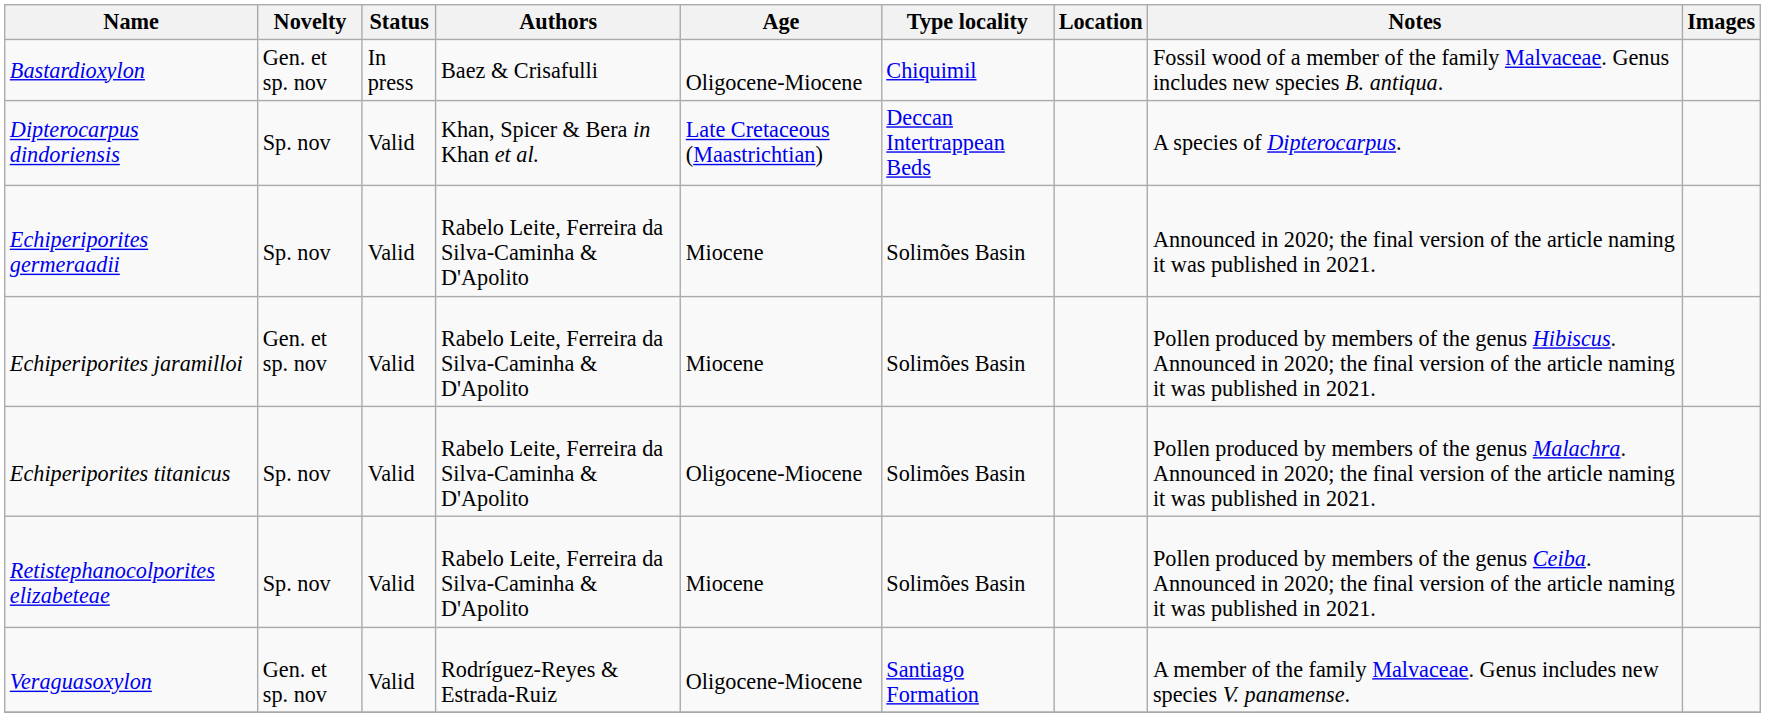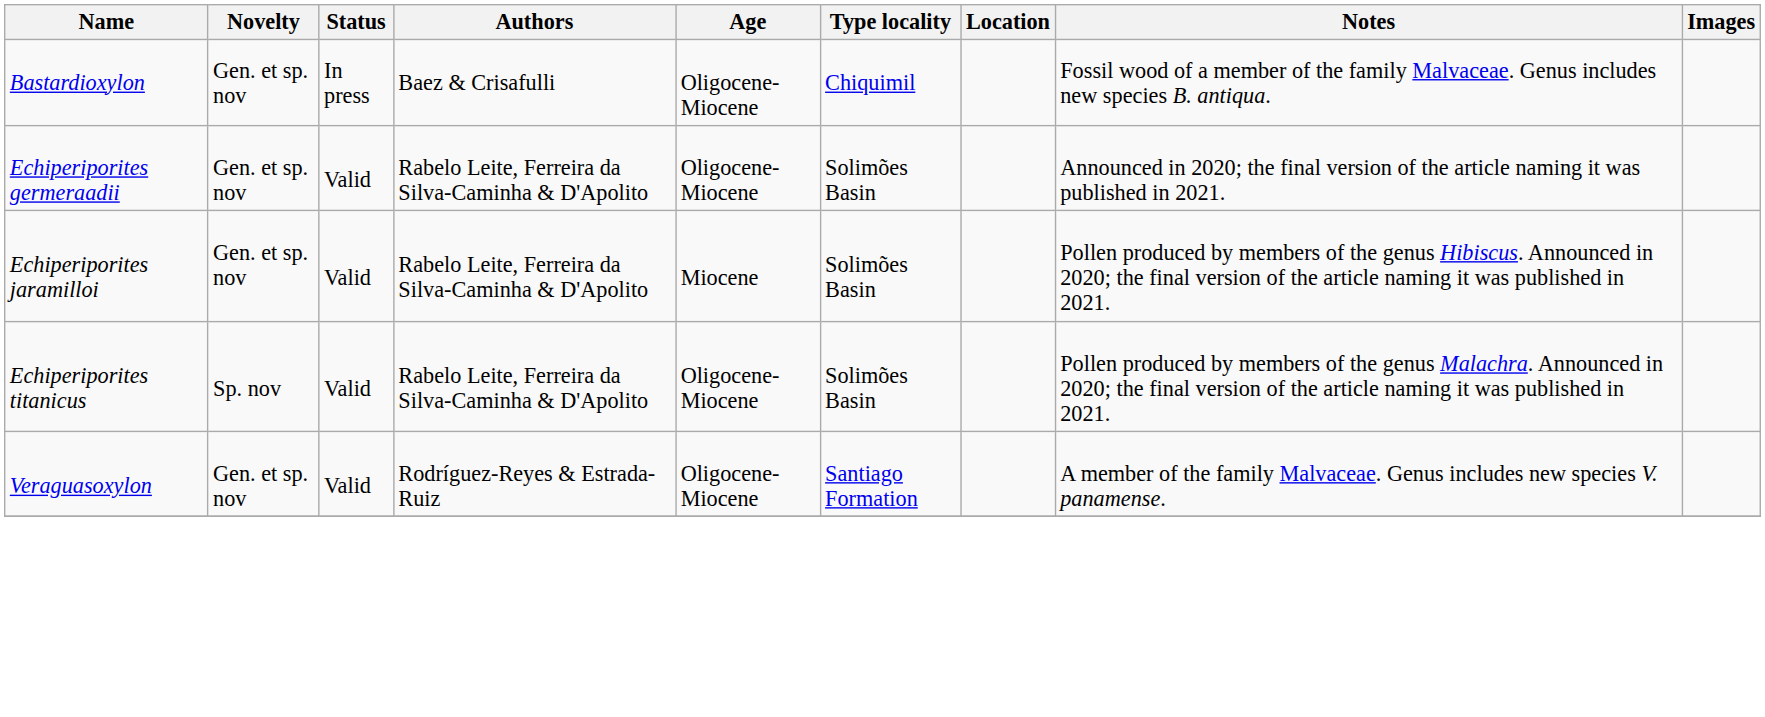- row: (74, 142)
(297, 253) Sp. nov -> (261, 180) Gen. et sp. nov
(725, 253) Miocene -> (730, 180) Oligocene-Miocene
- row: (112, 584)
